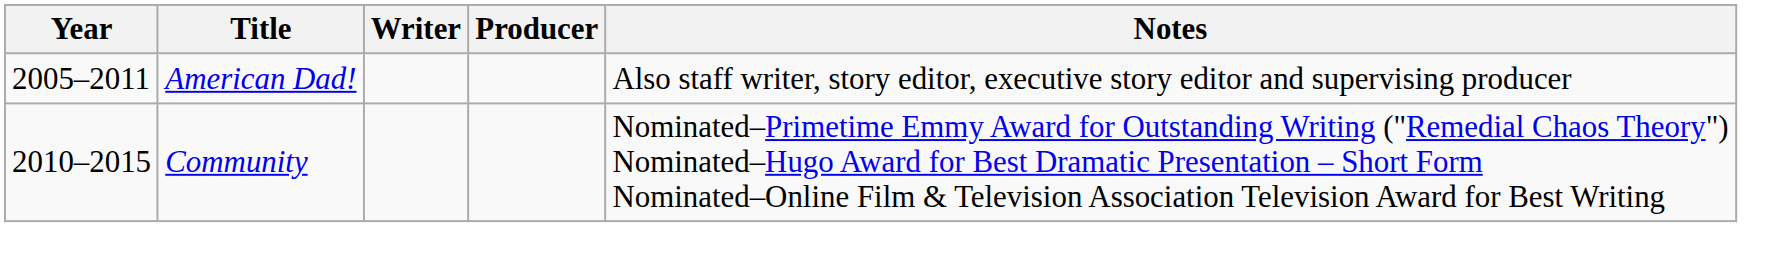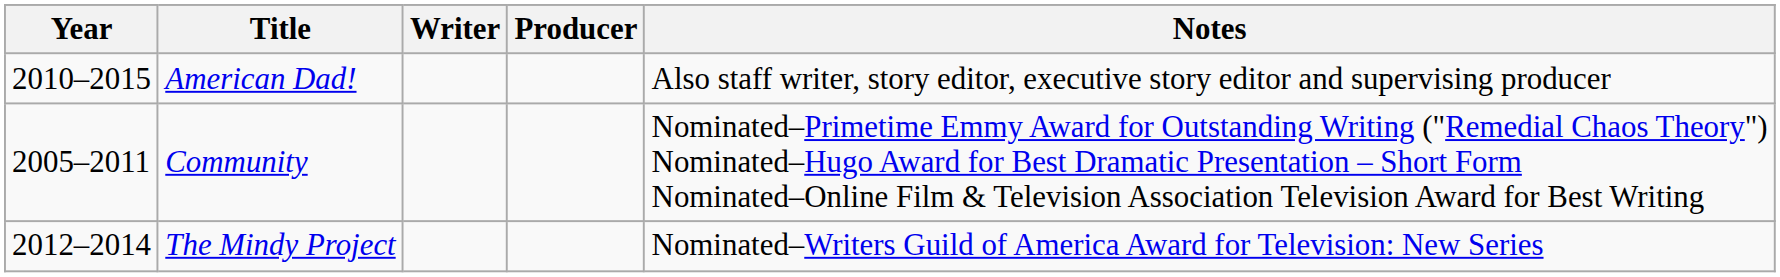(81, 77) 2005–2011 -> (82, 77) 2010–2015
(82, 161) 2010–2015 -> (81, 161) 2005–2011
+ row: (280, 245)
